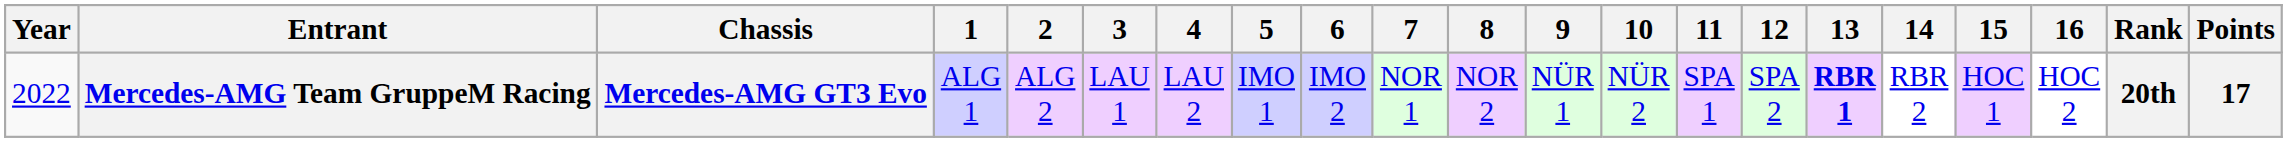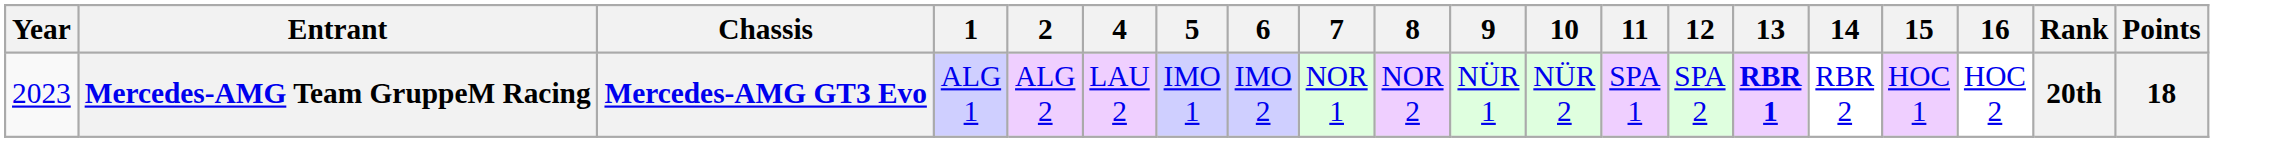- column: (1120, 28)
(41, 94) 2022 -> (41, 94) 2023
(2236, 94) 17 -> (2161, 94) 18
